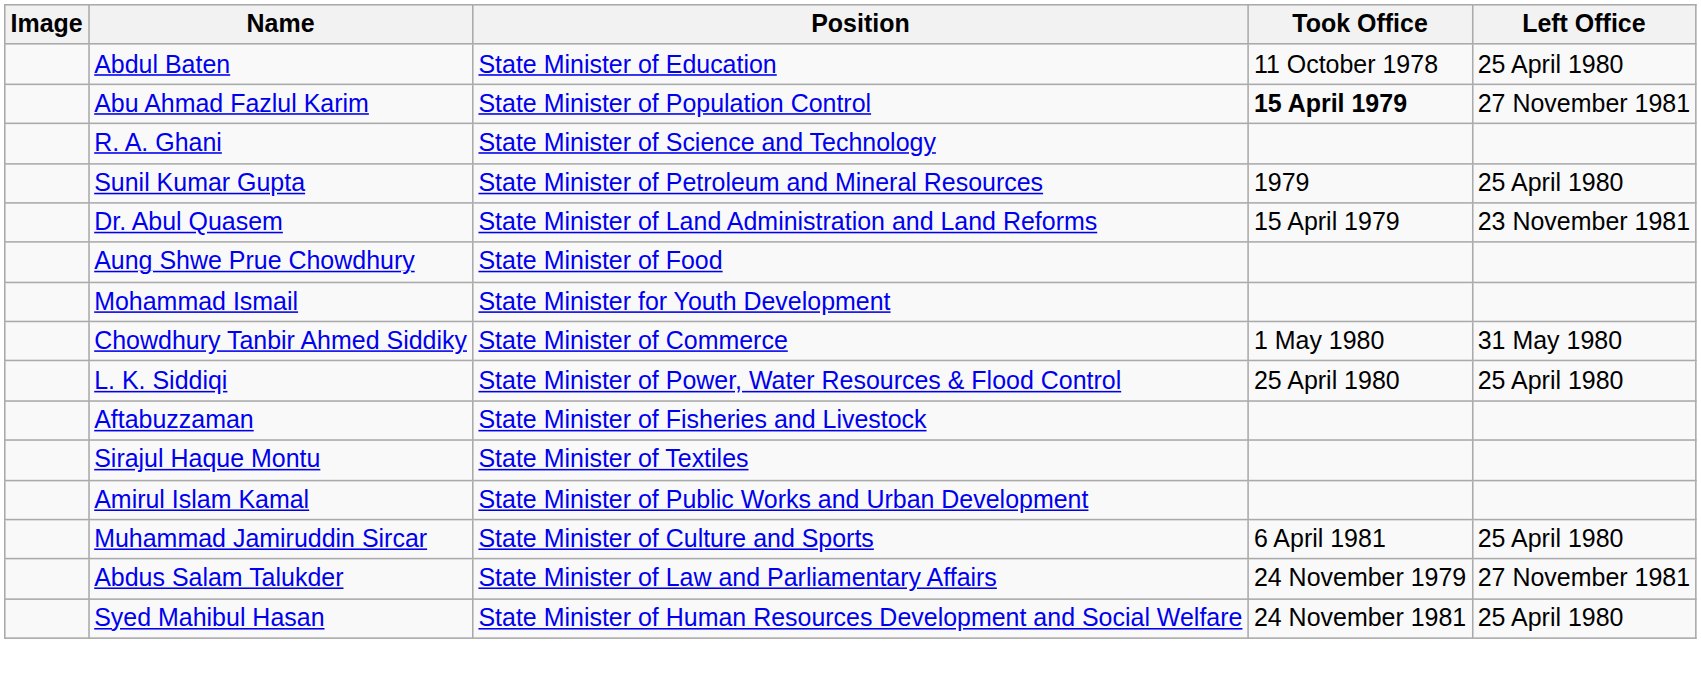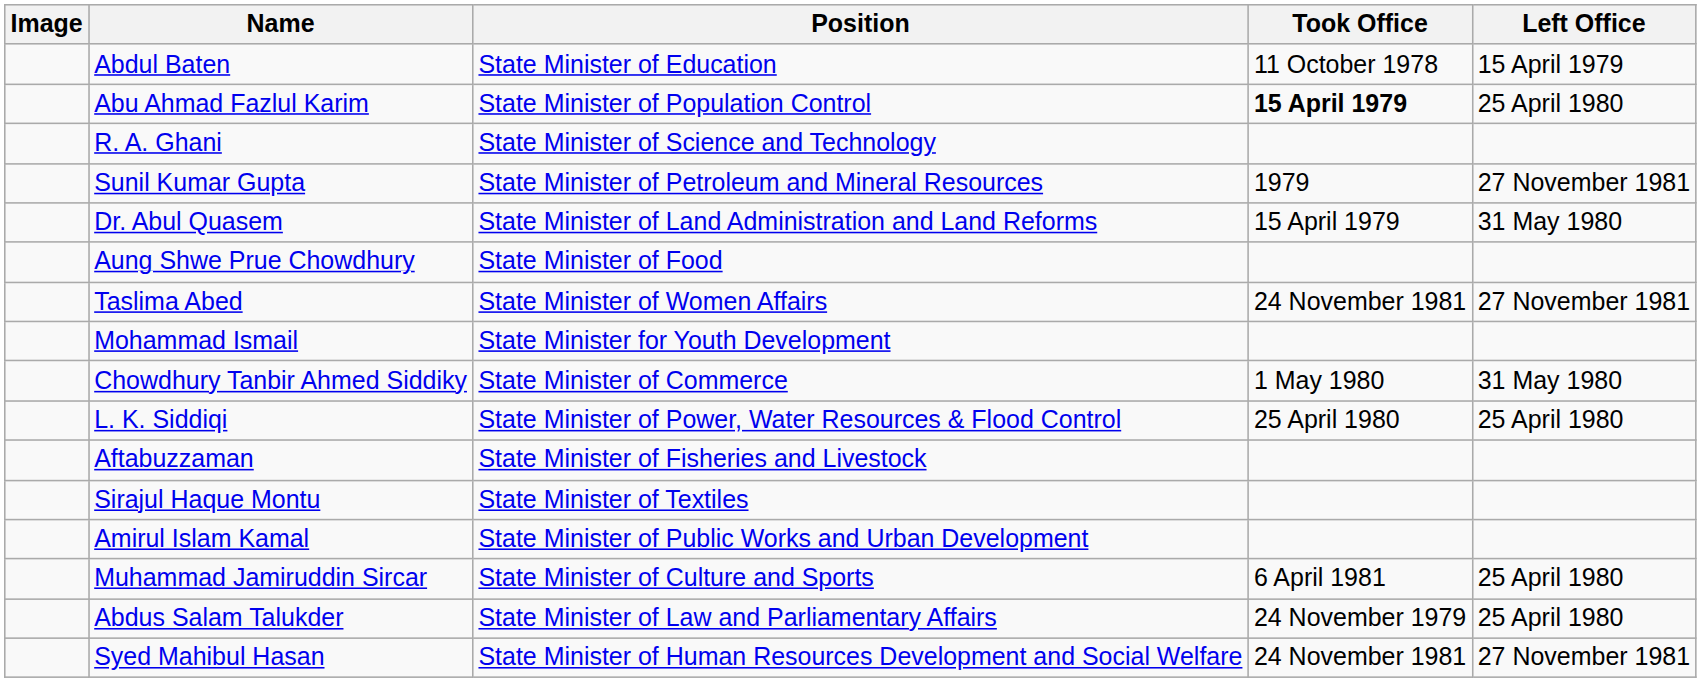(1551, 63) 25 April 1980 -> (1551, 63) 15 April 1979
(1584, 103) 27 November 1981 -> (1551, 103) 25 April 1980
(1551, 182) 25 April 1980 -> (1584, 182) 27 November 1981
(1584, 222) 23 November 1981 -> (1550, 222) 31 May 1980
+ row: (168, 301)
(1584, 578) 27 November 1981 -> (1551, 618) 25 April 1980
(1551, 618) 25 April 1980 -> (1584, 657) 27 November 1981
